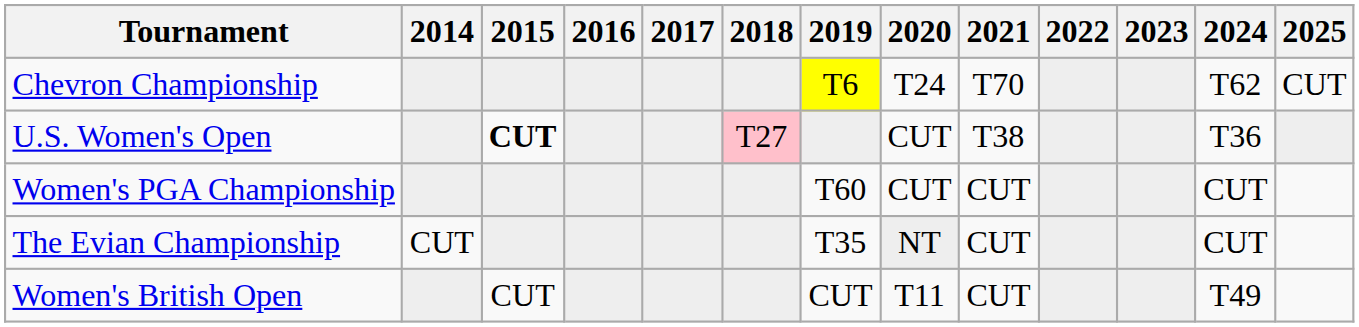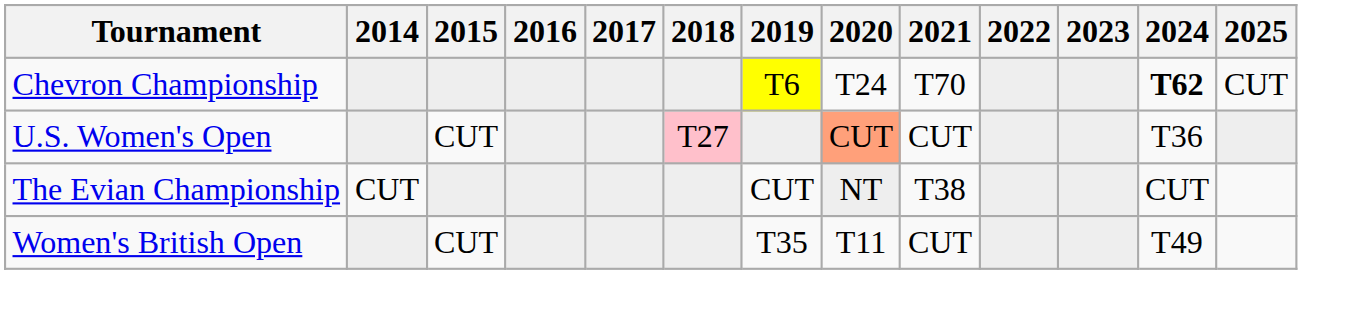(1235, 84) normal -> (1177, 84) bold
(523, 136) bold -> (466, 136) normal
(919, 136) no background -> (861, 136) lightsalmon background
(998, 136) T38 -> (940, 136) CUT
- row: (204, 189)
(840, 242) T35 -> (782, 189) CUT
(998, 242) CUT -> (940, 189) T38
(840, 295) CUT -> (782, 242) T35
